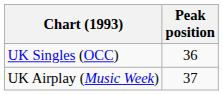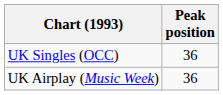(190, 78) 37 -> (190, 78) 36
